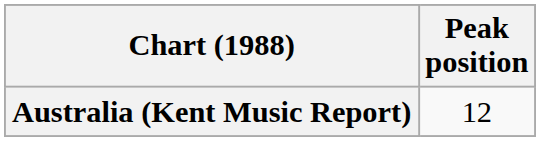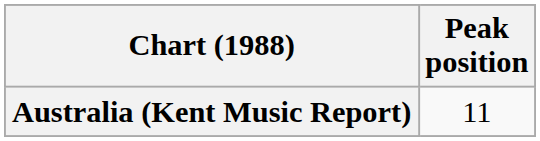(477, 111) 12 -> (477, 111) 11
